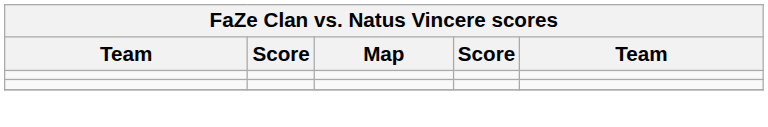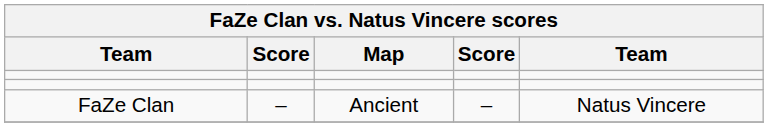+ row: (126, 105)
